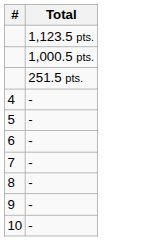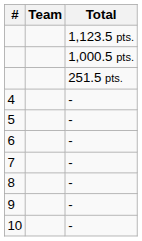+ column: (45, 15)
